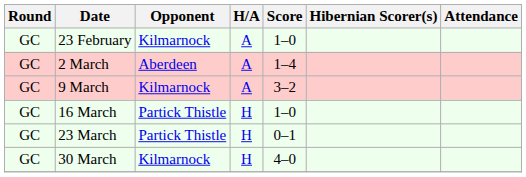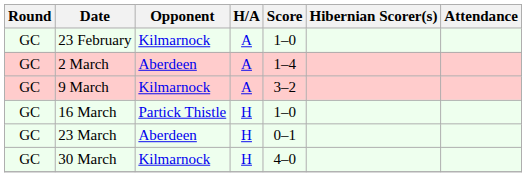(182, 135) Partick Thistle -> (168, 135) Aberdeen
